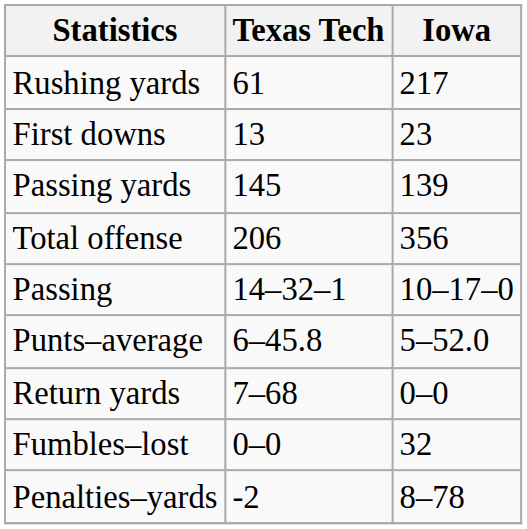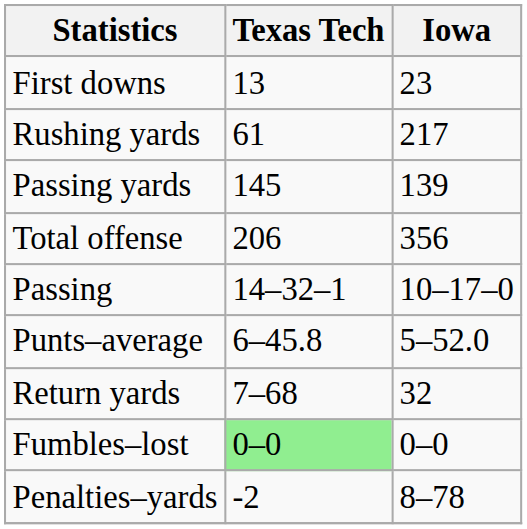rows swapped: (89, 133) <-> (106, 82)
(424, 392) 0–0 -> (416, 392) 32
(257, 444) no background -> (257, 444) lightgreen background
(416, 444) 32 -> (424, 444) 0–0
